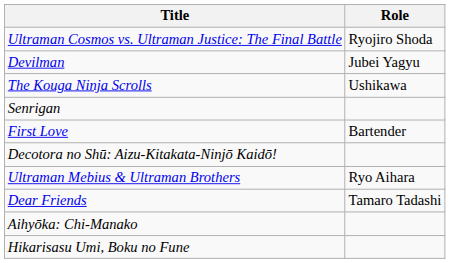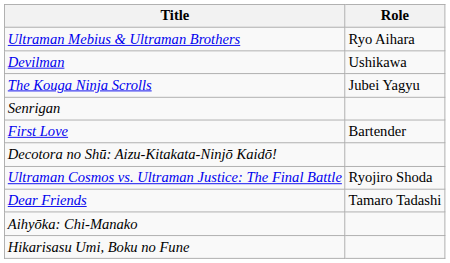rows swapped: (175, 39) <-> (124, 177)
(384, 62) Jubei Yagyu -> (378, 62) Ushikawa
(378, 85) Ushikawa -> (384, 85) Jubei Yagyu
